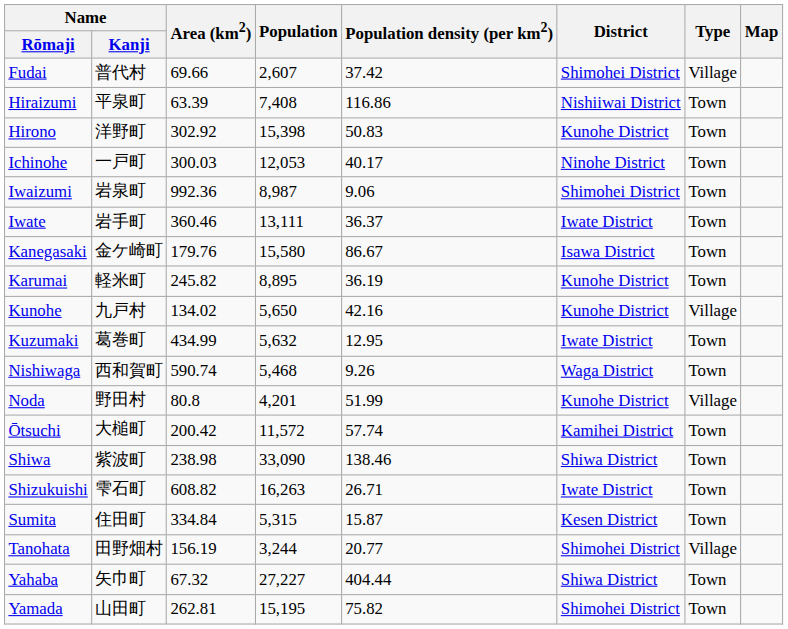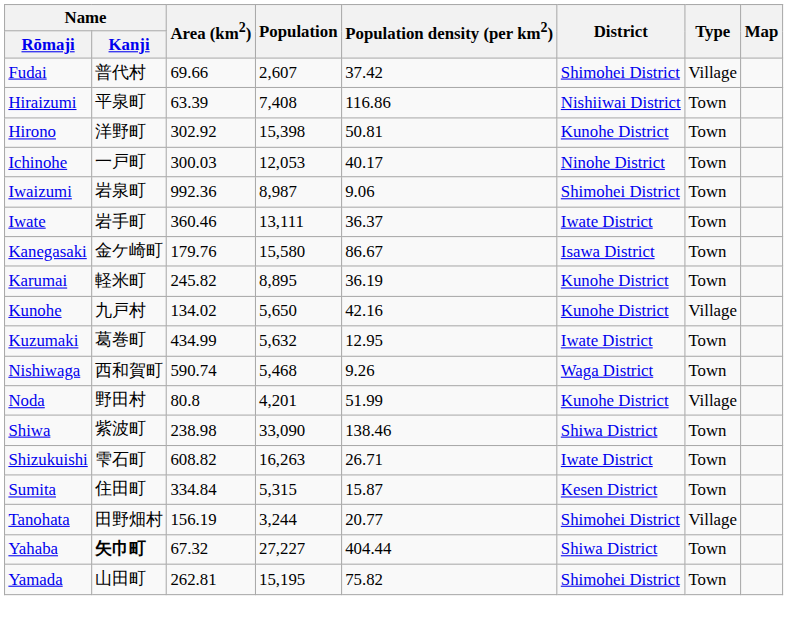(364, 132) 50.83 -> (364, 132) 50.81
- row: (35, 430)
(121, 578) normal -> (121, 548) bold
